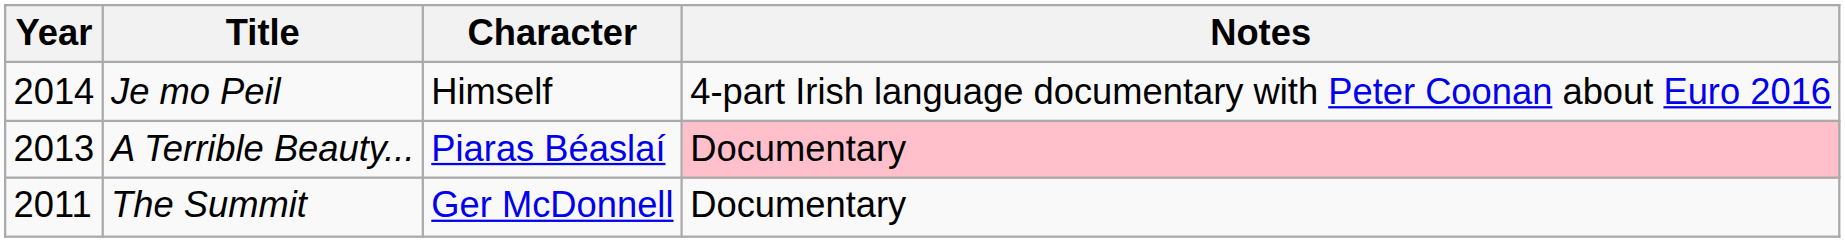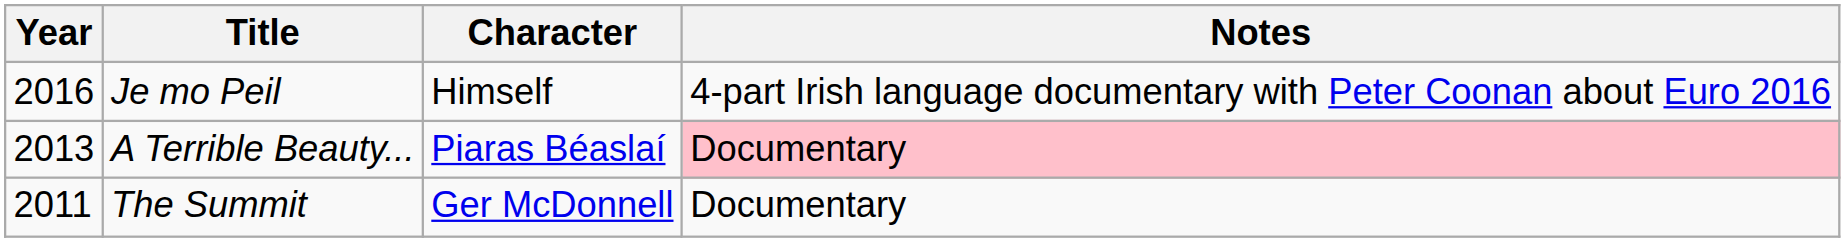(54, 90) 2014 -> (54, 90) 2016
